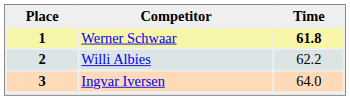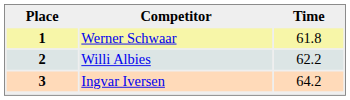(309, 38) bold -> (309, 38) normal
(309, 81) 64.0 -> (309, 81) 64.2
